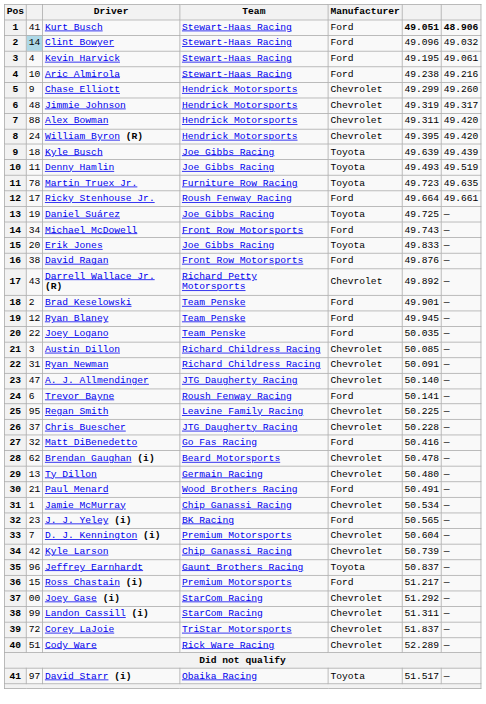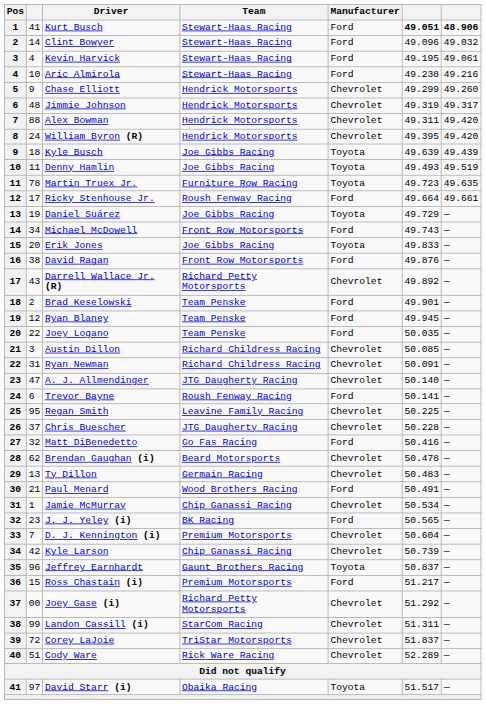(34, 44) lightblue background -> (34, 44) no background
(422, 215) 49.725 -> (422, 215) 49.729
(422, 474) 50.480 -> (422, 474) 50.483
(222, 599) StarCom Racing -> (220, 604) Richard Petty Motorsports
